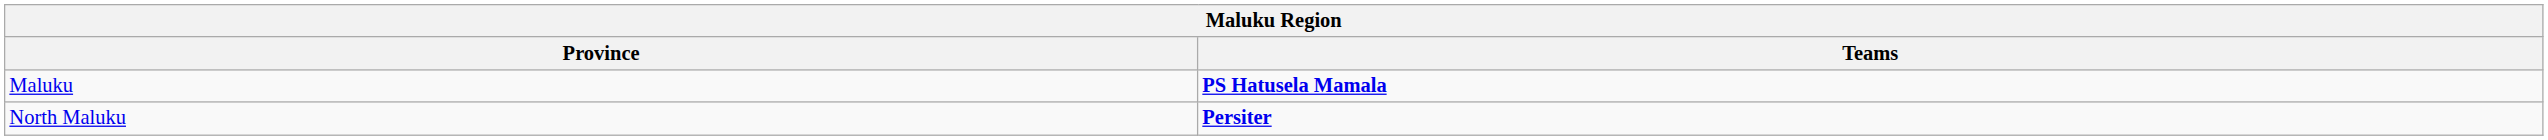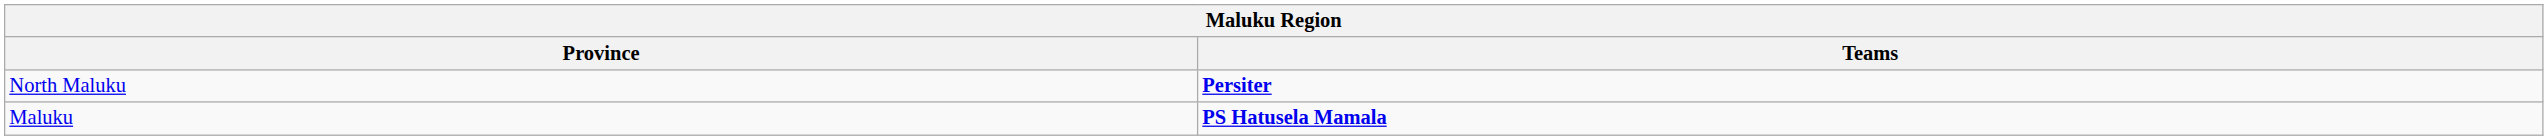rows swapped: (41, 85) <-> (68, 118)
